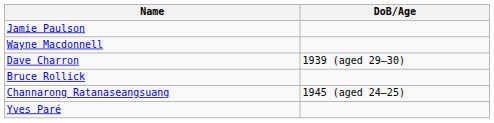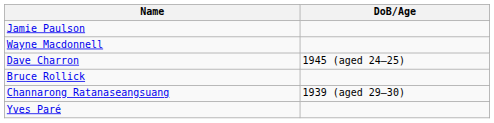(354, 61) 1939 (aged 29–30) -> (354, 61) 1945 (aged 24–25)
(354, 94) 1945 (aged 24–25) -> (354, 94) 1939 (aged 29–30)
